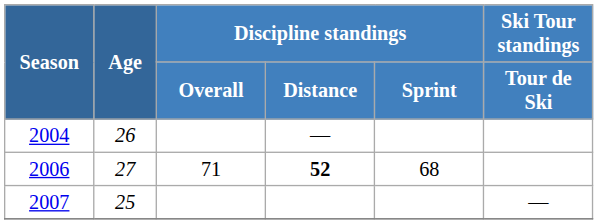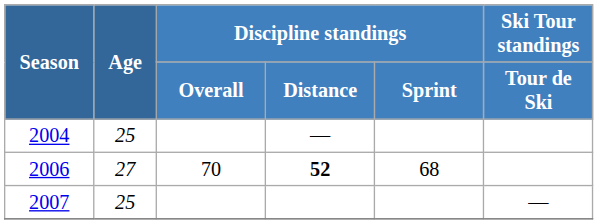(125, 135) 26 -> (125, 135) 25
(211, 169) 71 -> (211, 169) 70
